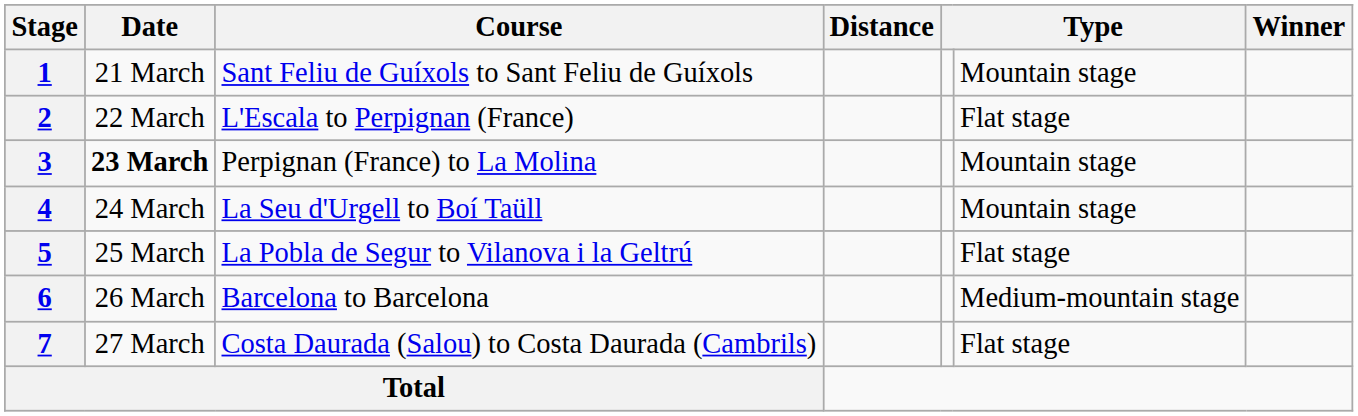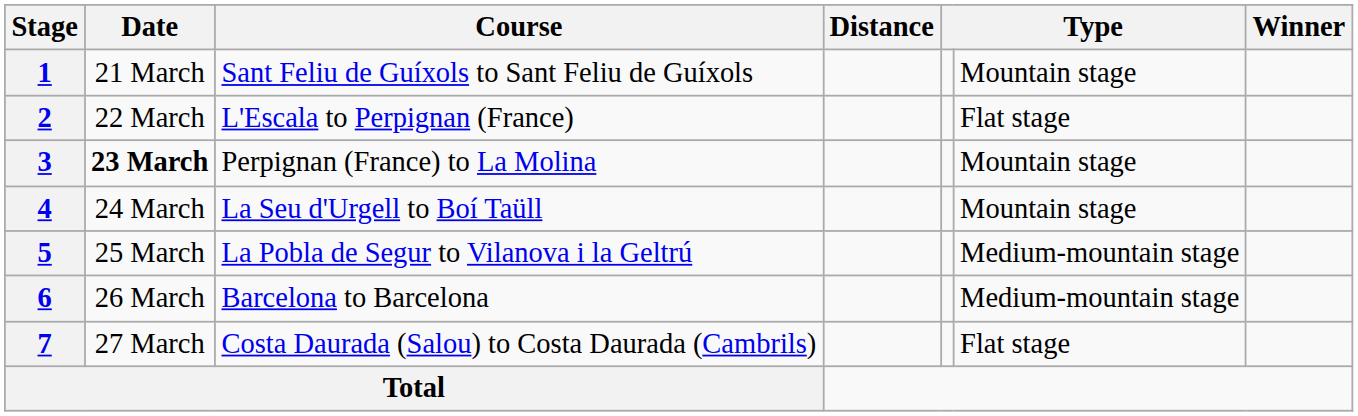(1015, 252) Flat stage -> (1100, 252) Medium-mountain stage
